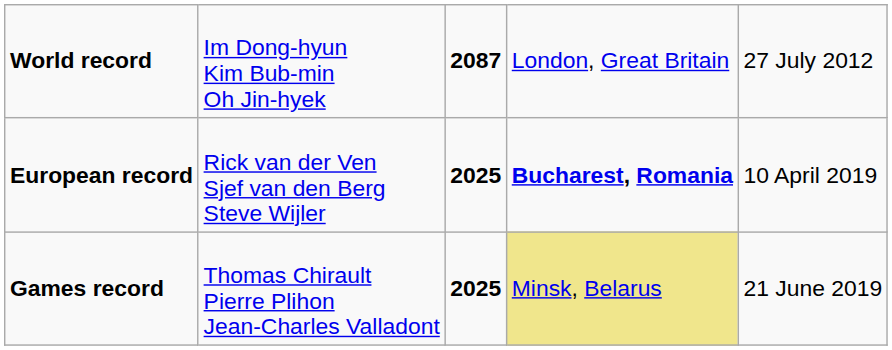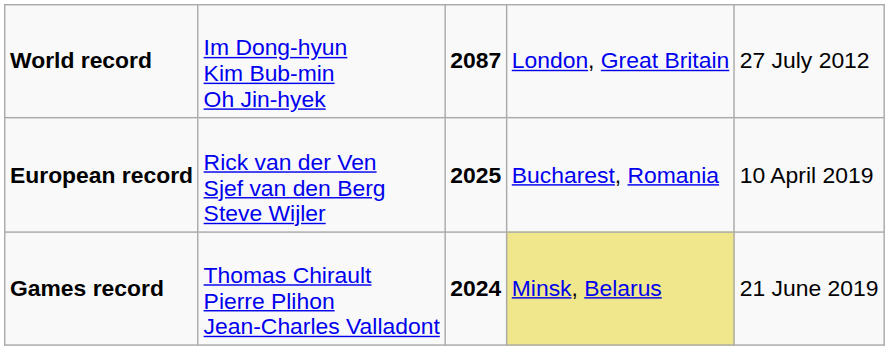(622, 174) bold -> (615, 174) normal
(476, 288) 2025 -> (476, 288) 2024
